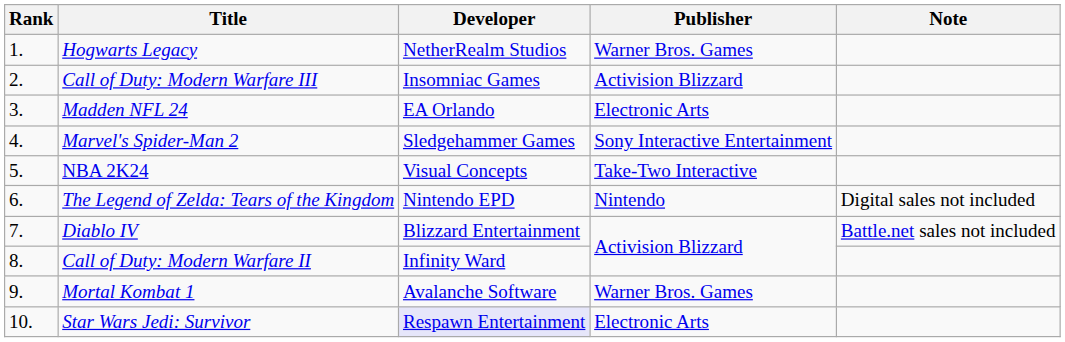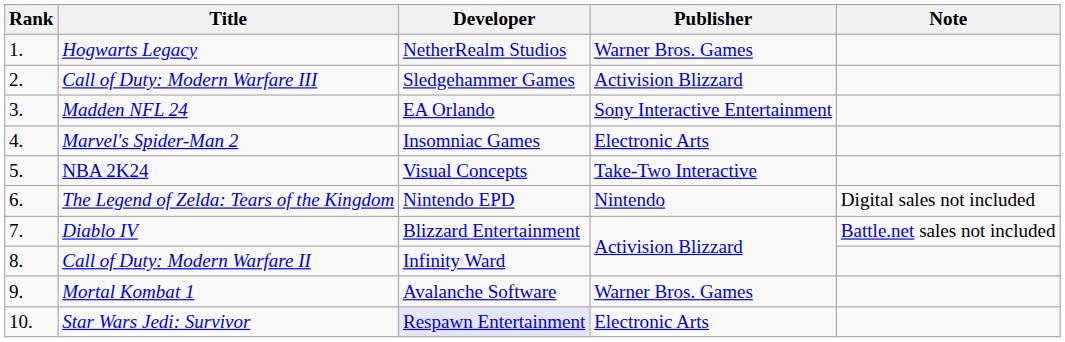(471, 79) Insomniac Games -> (489, 79) Sledgehammer Games
(652, 110) Electronic Arts -> (713, 110) Sony Interactive Entertainment
(489, 140) Sledgehammer Games -> (471, 140) Insomniac Games
(713, 140) Sony Interactive Entertainment -> (652, 140) Electronic Arts
